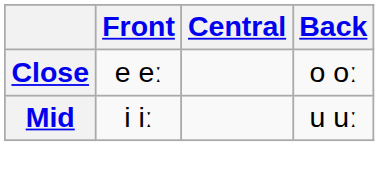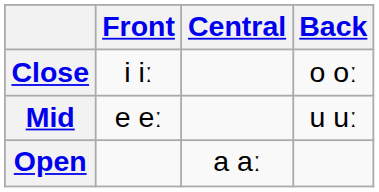(139, 72) e eː -> (139, 72) i iː
(139, 117) i iː -> (139, 117) e eː
+ row: (50, 162)
